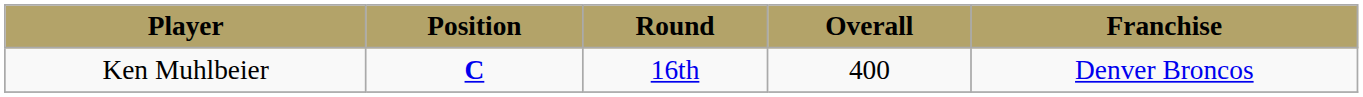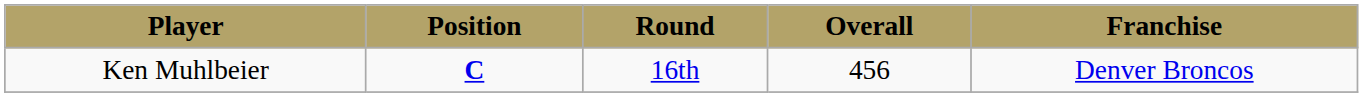(869, 69) 400 -> (869, 69) 456
